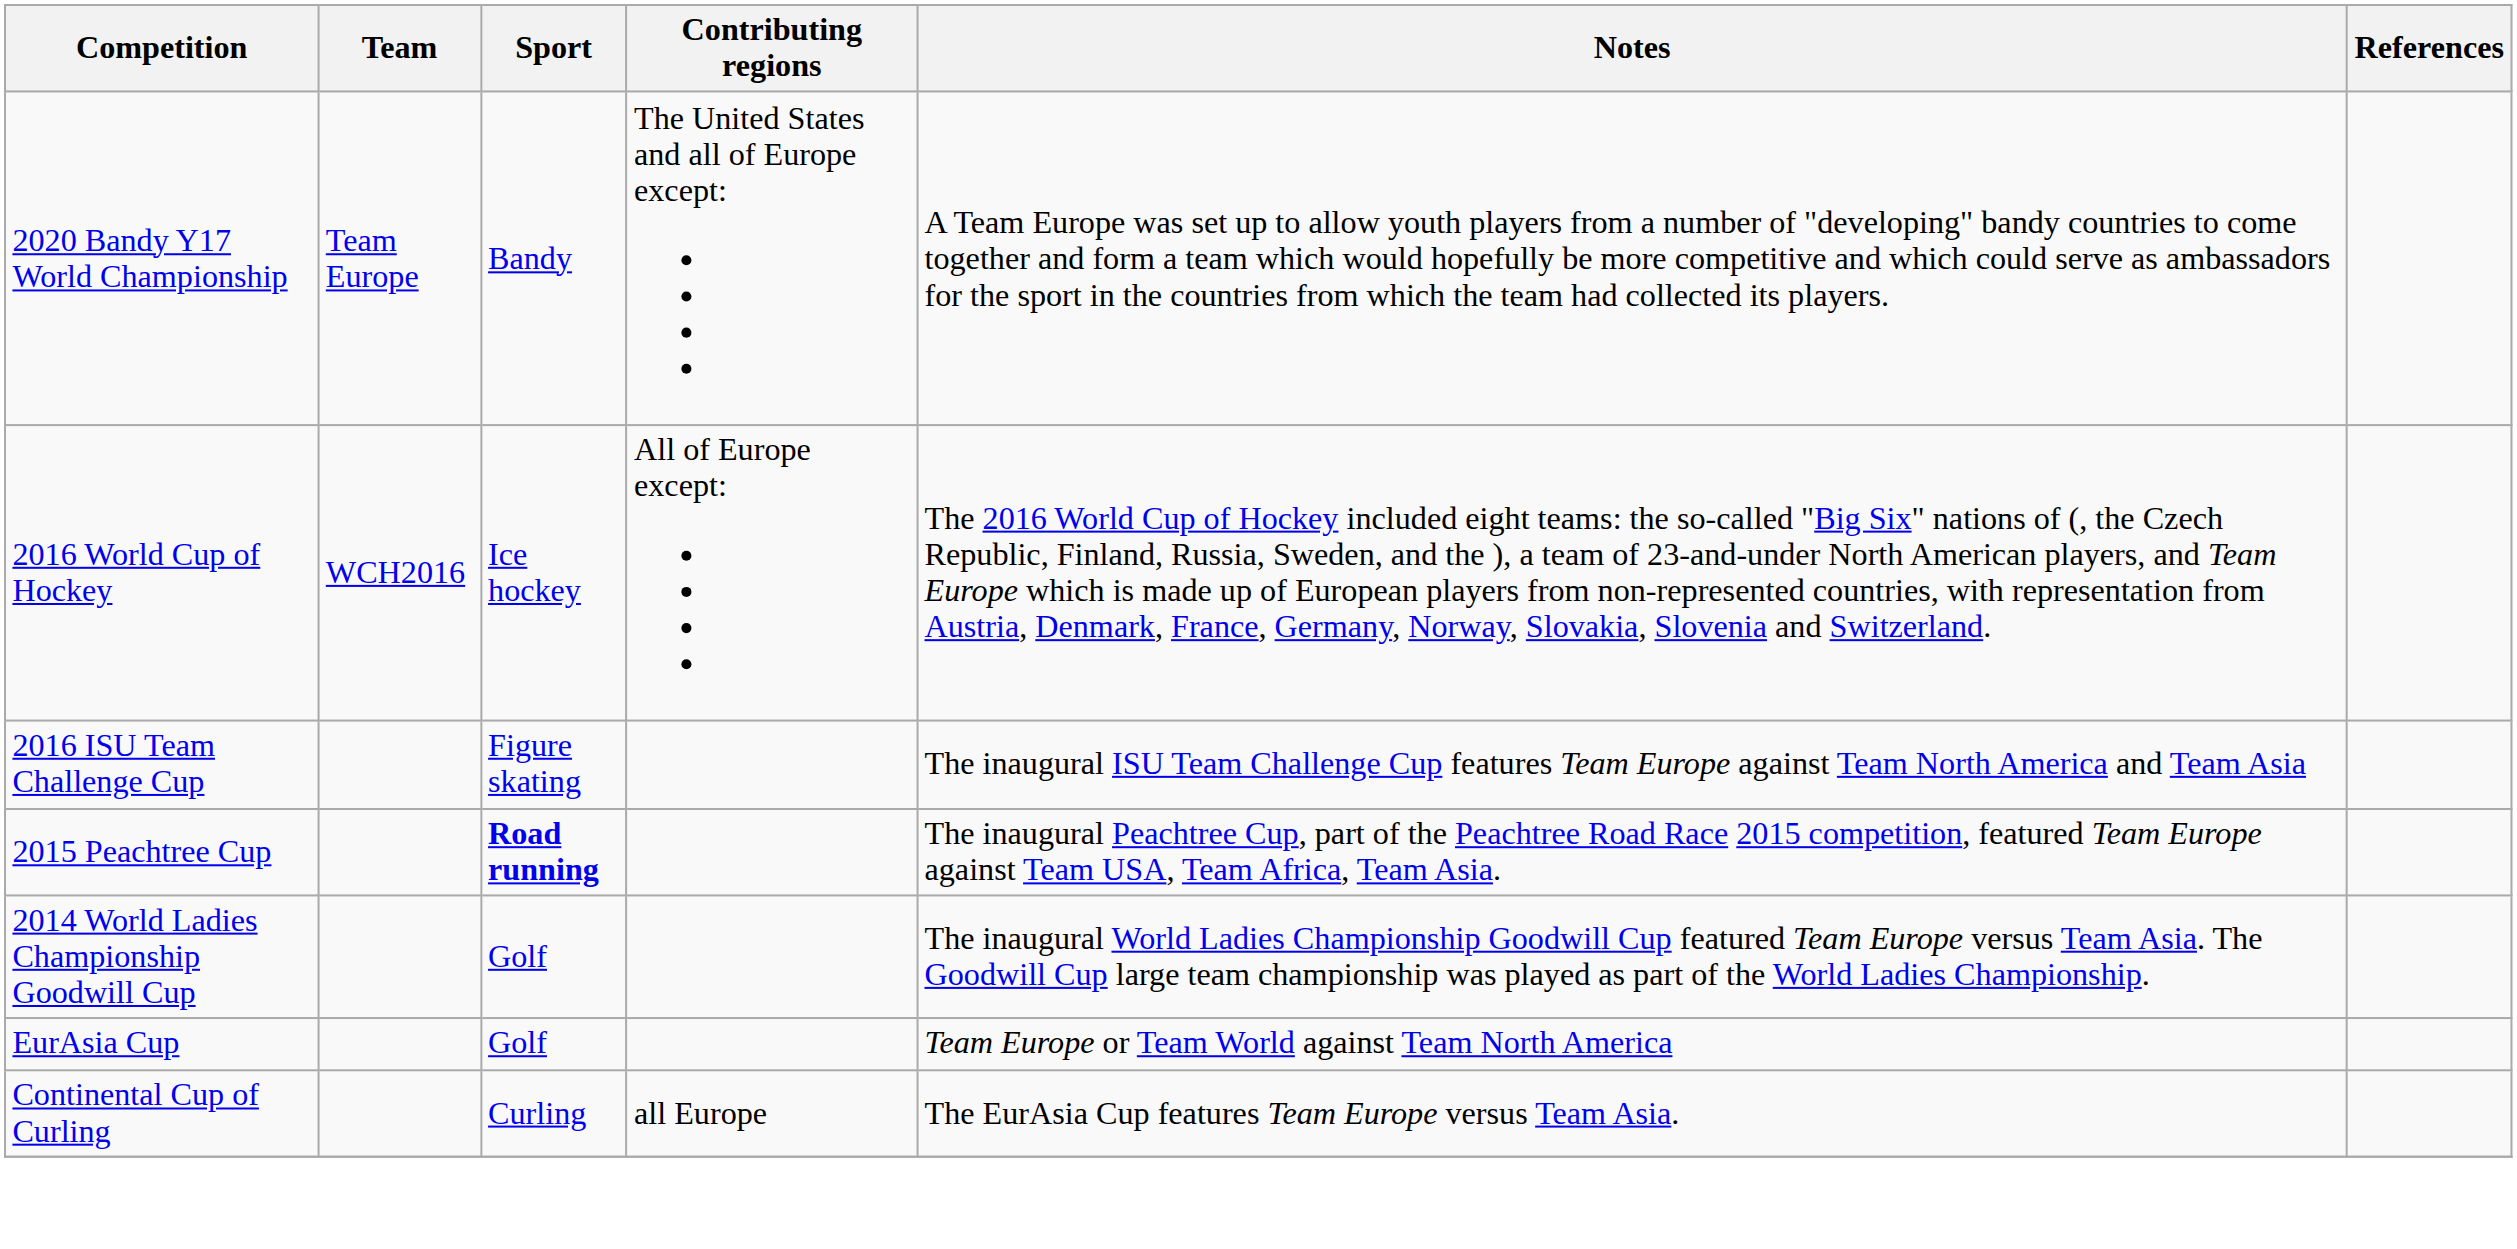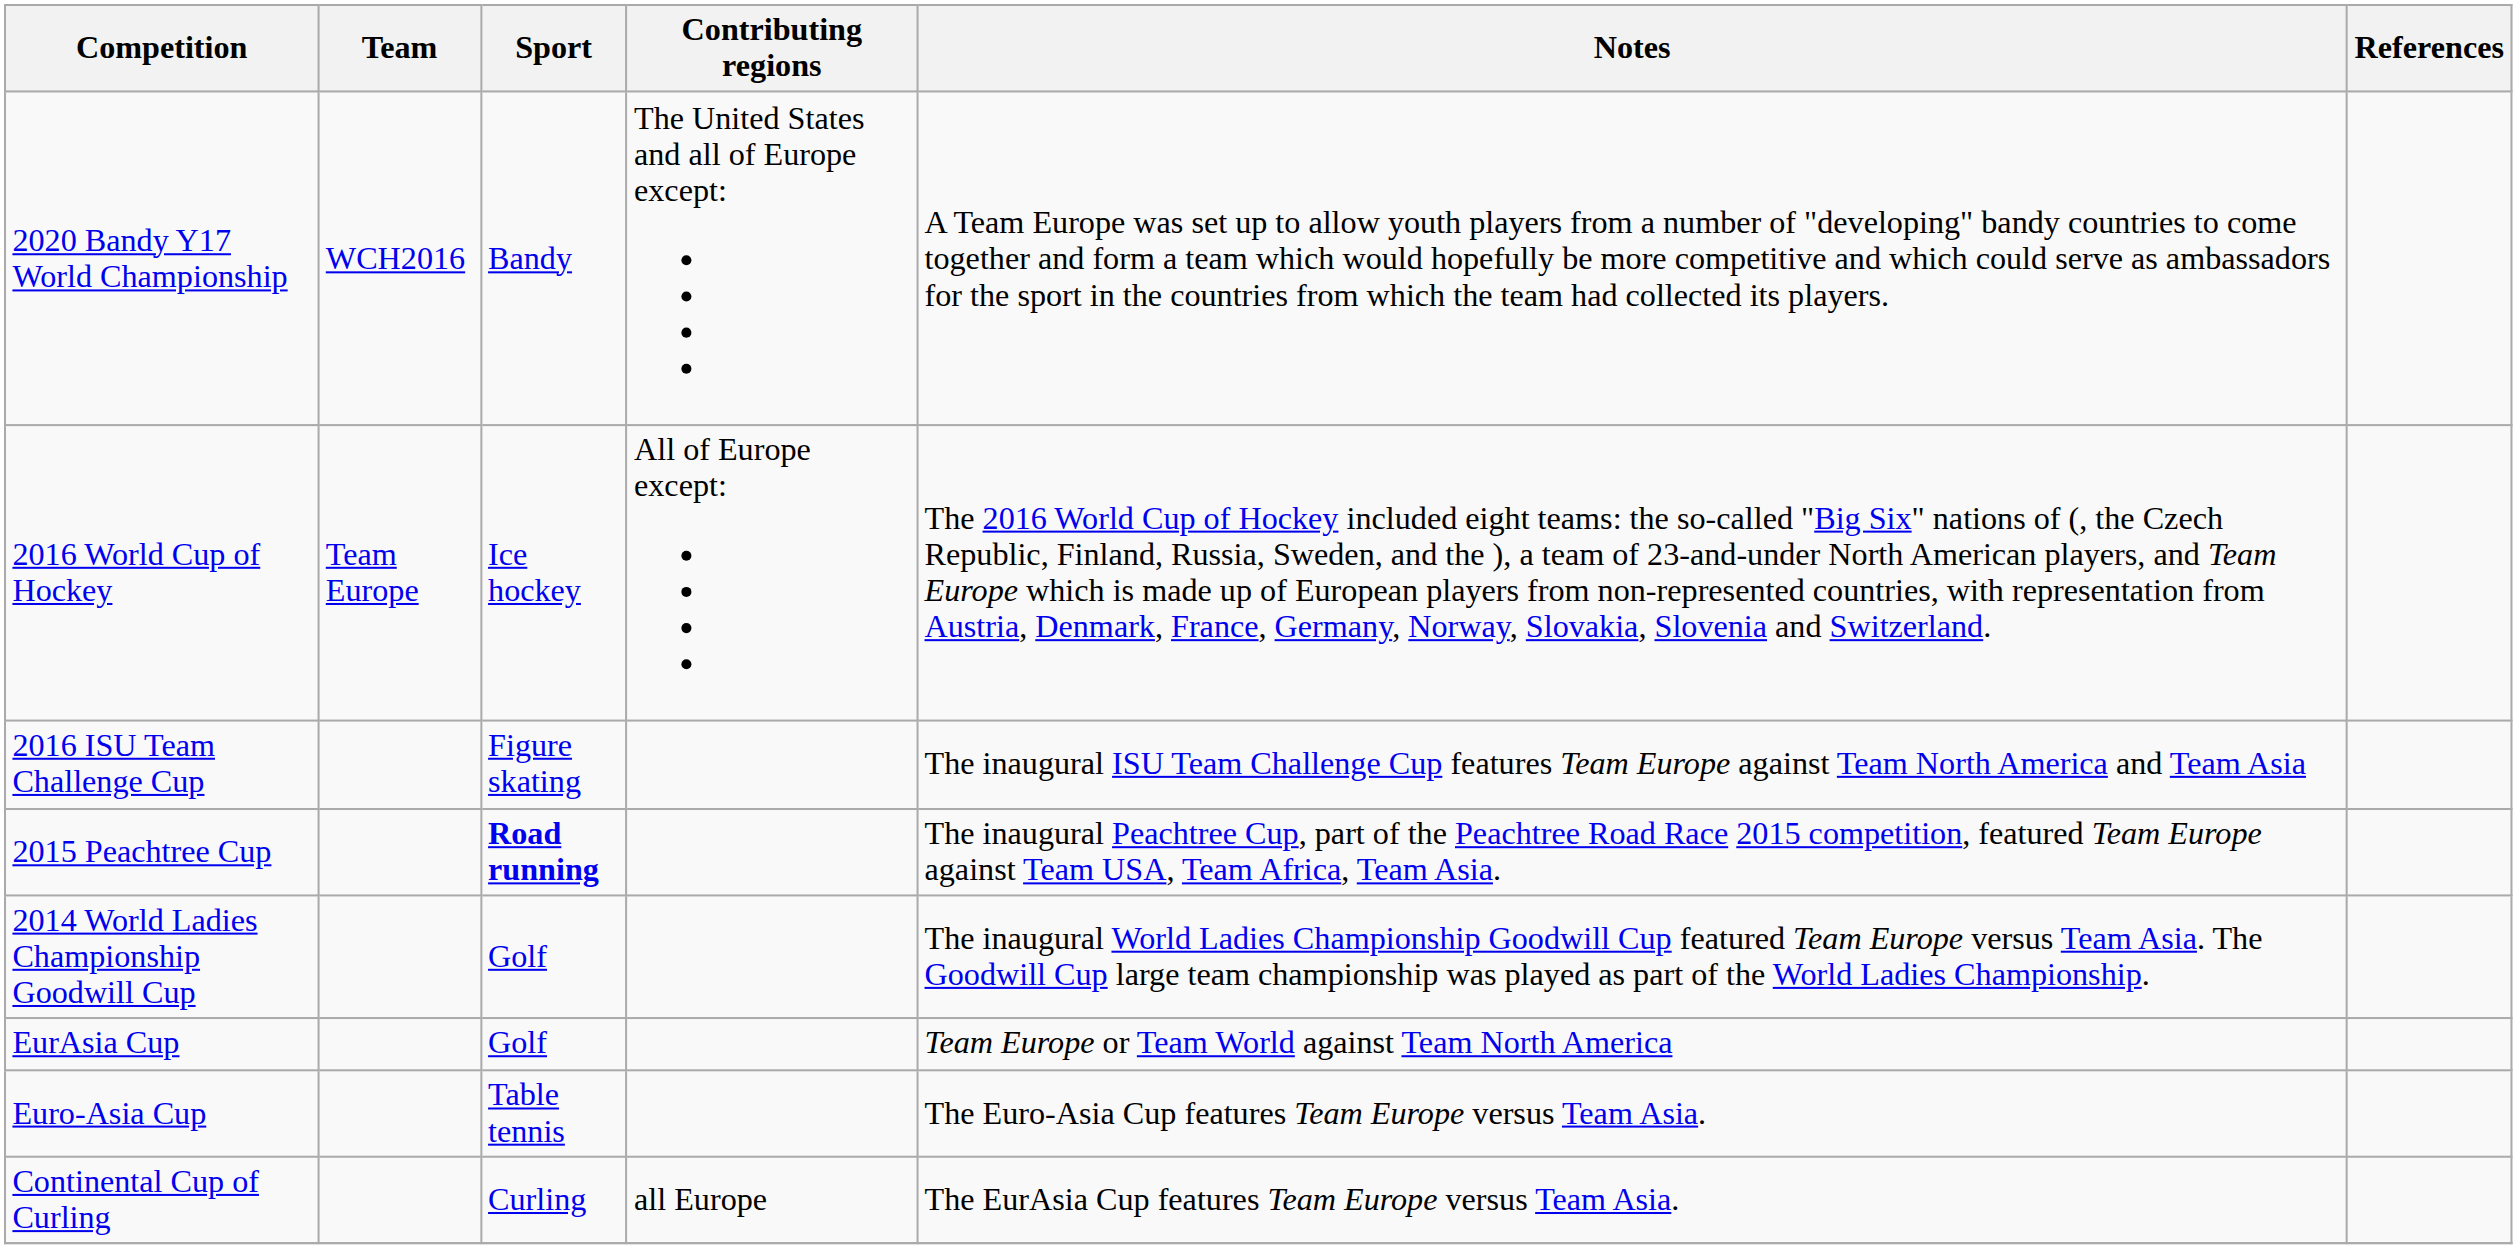(372, 257) Team Europe -> (395, 257) WCH2016
(395, 572) WCH2016 -> (372, 572) Team Europe
+ row: (109, 1112)
